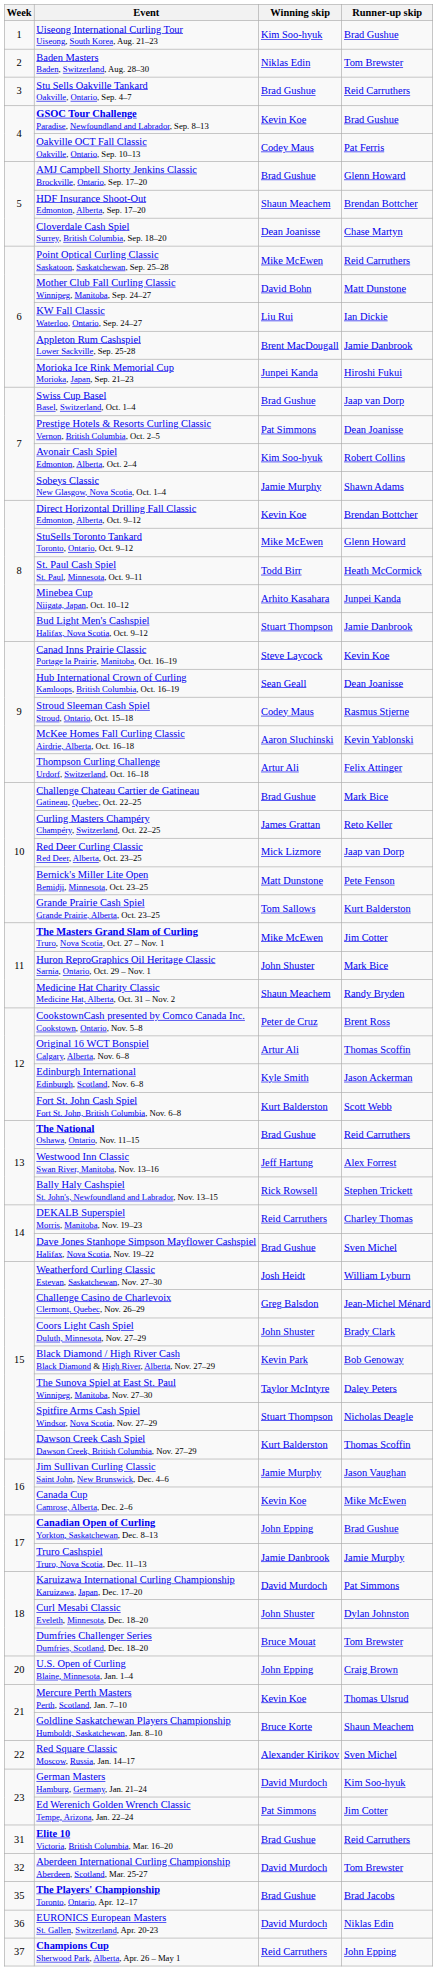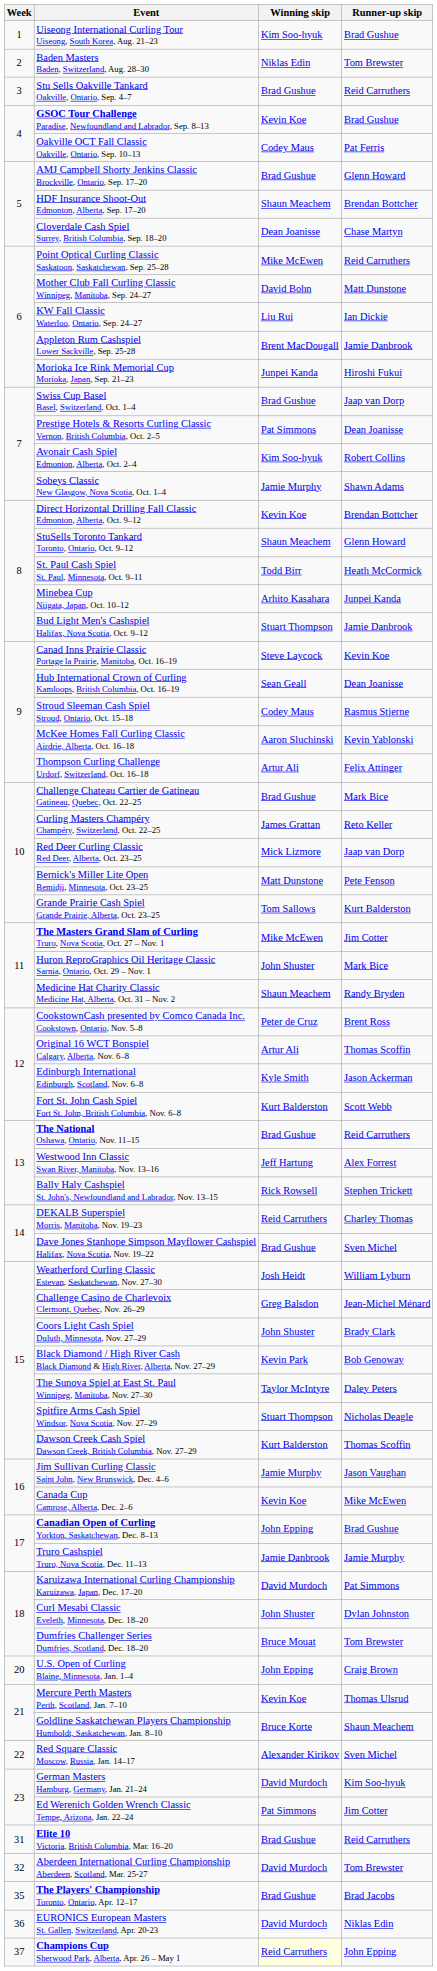(292, 542) Mike McEwen -> (296, 542) Shaun Meachem
(294, 1952) no background -> (294, 1952) lightyellow background
